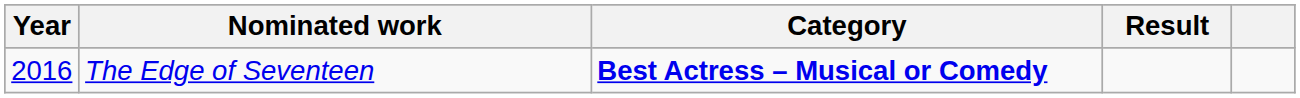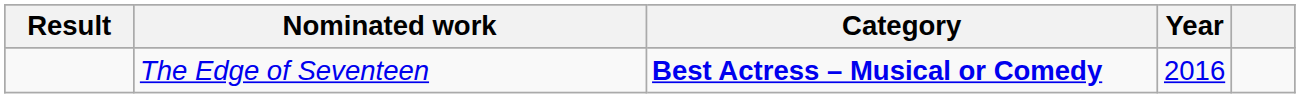columns swapped: (42, 26) <-> (1167, 26)
